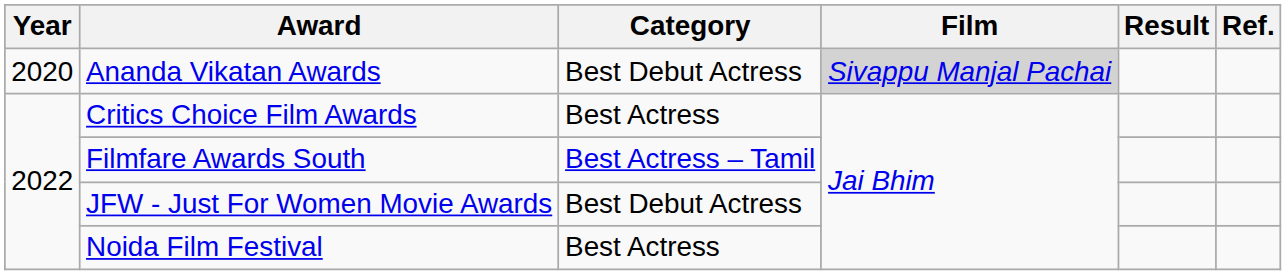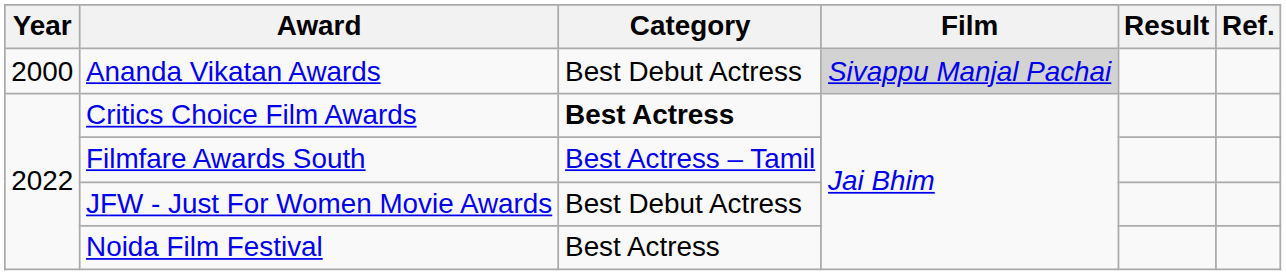(42, 70) 2020 -> (42, 70) 2000
(642, 114) normal -> (650, 114) bold
